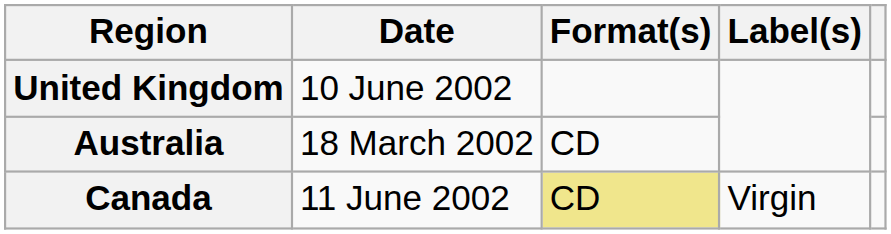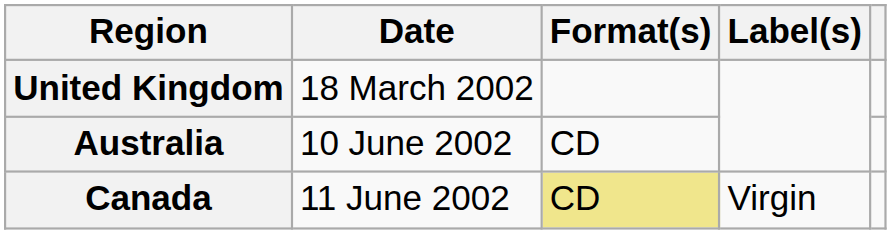(406, 87) 10 June 2002 -> (417, 87) 18 March 2002
(417, 143) 18 March 2002 -> (406, 143) 10 June 2002
